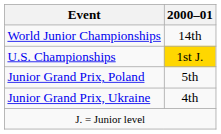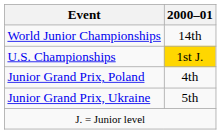(190, 77) 5th -> (190, 77) 4th
(190, 98) 4th -> (190, 98) 5th
